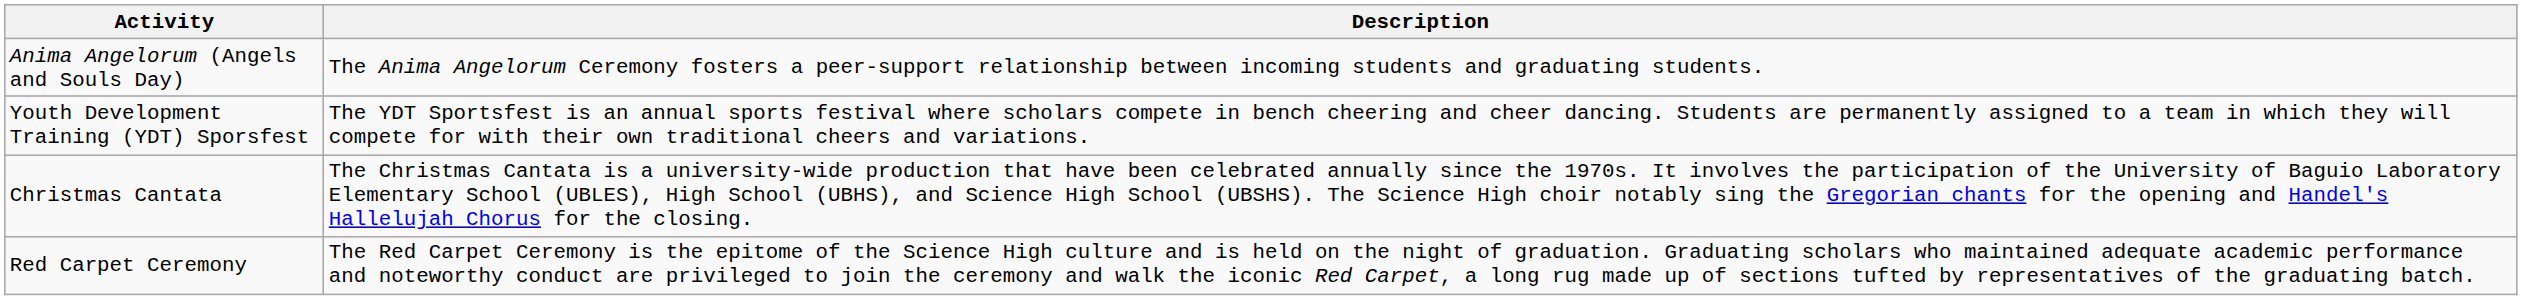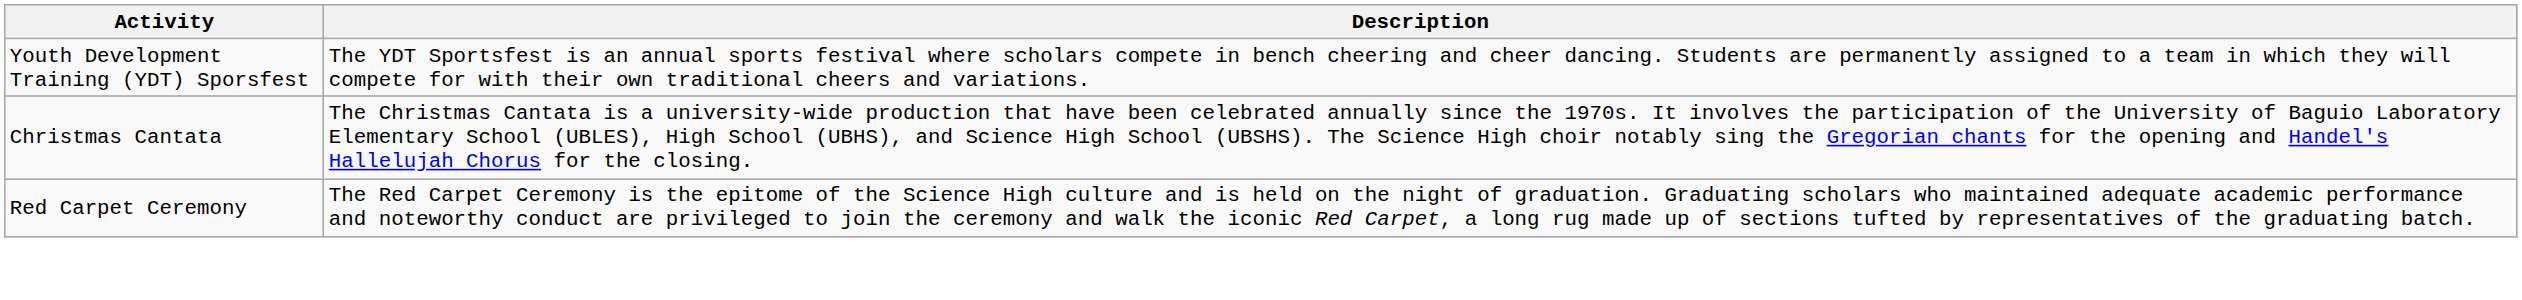- row: (153, 68)
